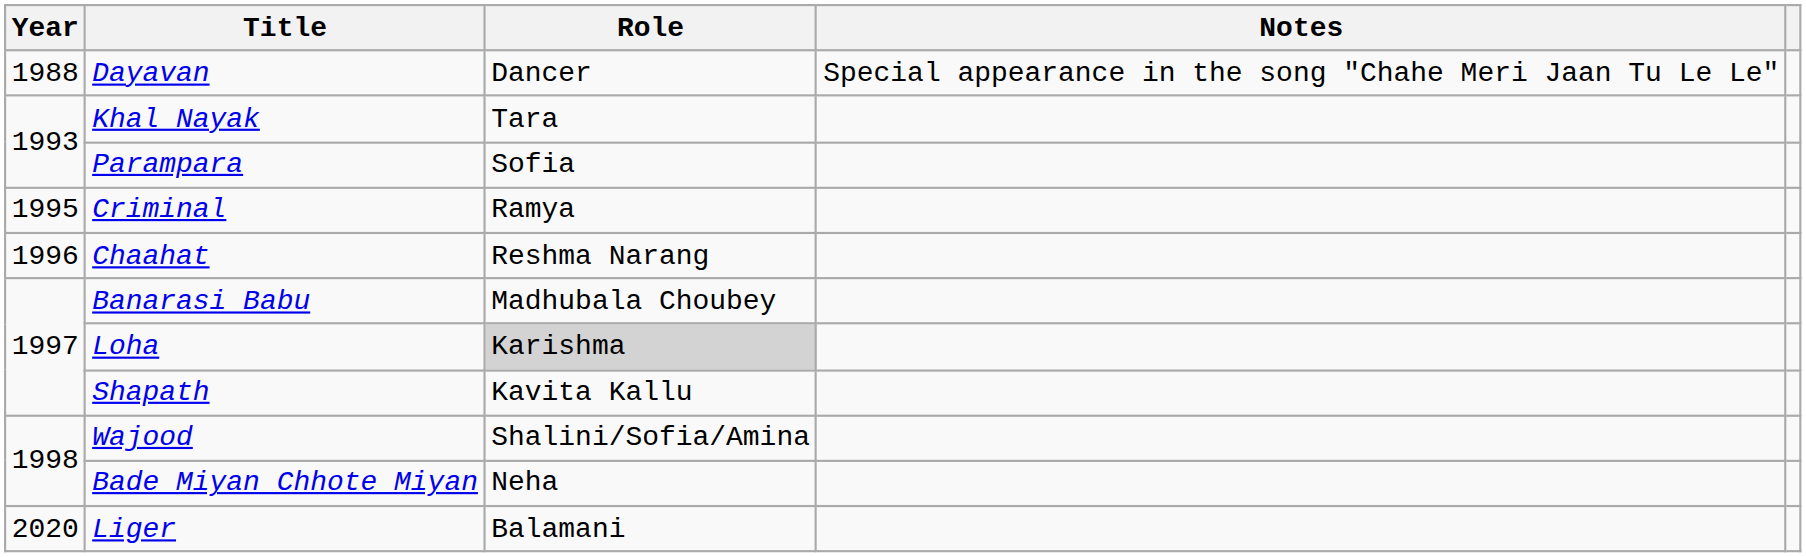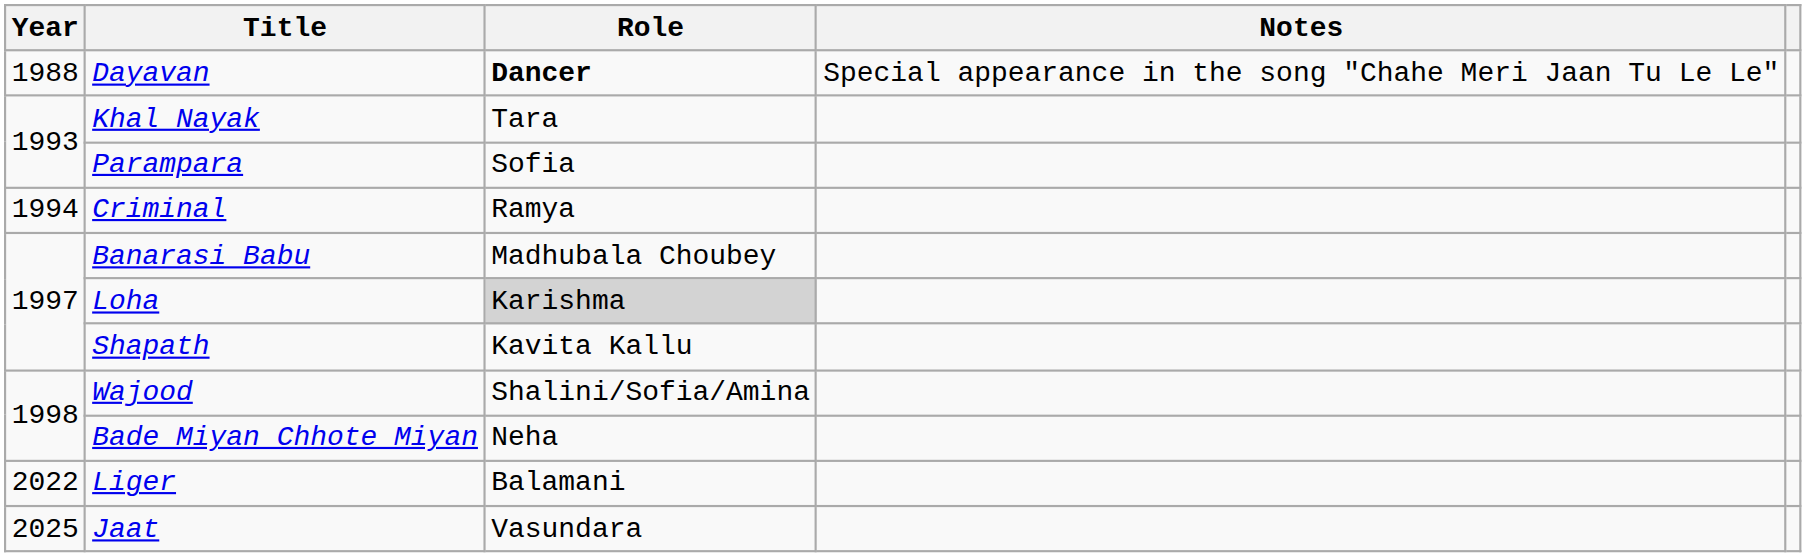(542, 73) normal -> (542, 73) bold
(45, 210) 1995 -> (45, 210) 1994
- row: (151, 256)
(45, 529) 2020 -> (45, 483) 2022
+ row: (126, 529)
